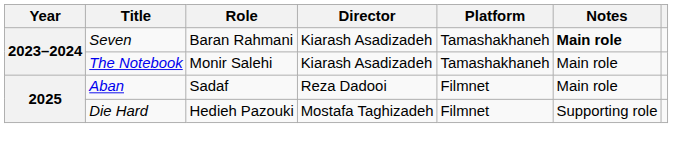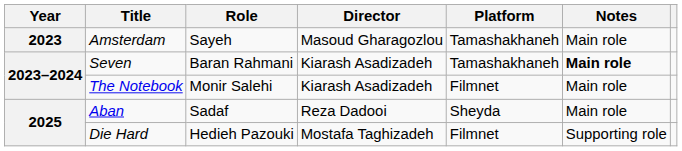+ row: (127, 39)
(495, 63) Tamashakhaneh -> (474, 87) Filmnet
(465, 87) Filmnet -> (475, 110) Sheyda
